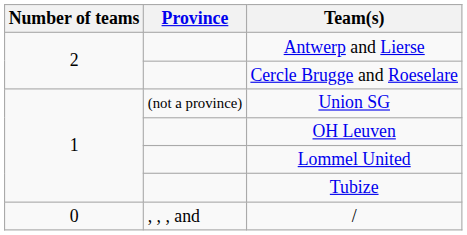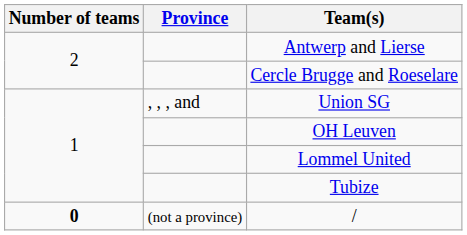(195, 104) (not a province) -> (174, 103) , , , and
(74, 215) normal -> (74, 215) bold
(174, 215) , , , and -> (195, 216) (not a province)
